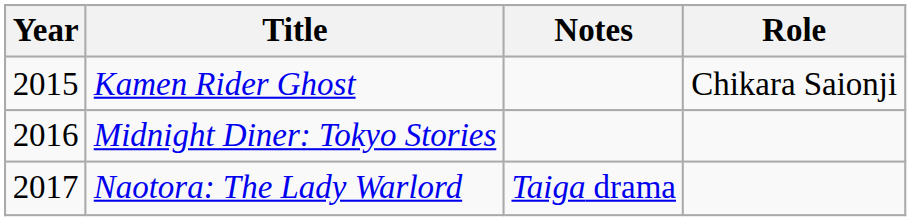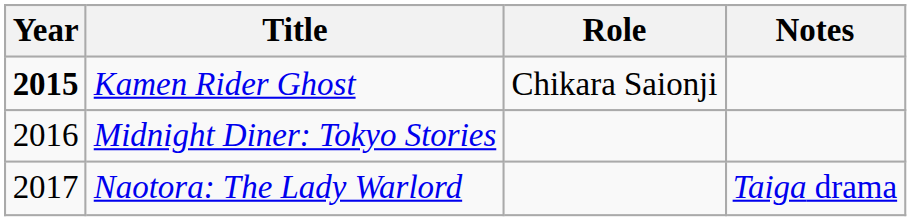columns swapped: (794, 30) <-> (594, 30)
(46, 82) normal -> (46, 82) bold
